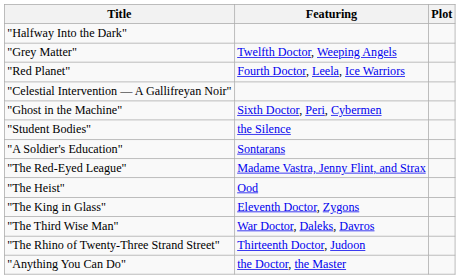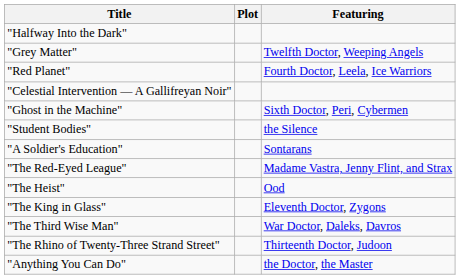columns swapped: (442, 14) <-> (331, 14)
